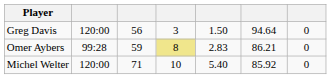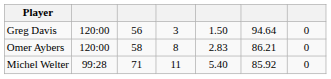(94, 47) 99:28 -> (94, 47) 120:00
(137, 47) 59 -> (137, 47) 58
(176, 47) khaki background -> (176, 47) no background
(94, 64) 120:00 -> (94, 64) 99:28
(176, 64) 10 -> (176, 64) 11
